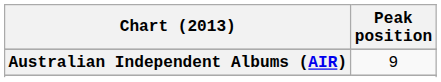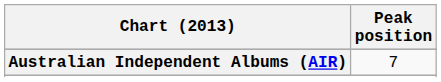(393, 63) 9 -> (393, 63) 7
